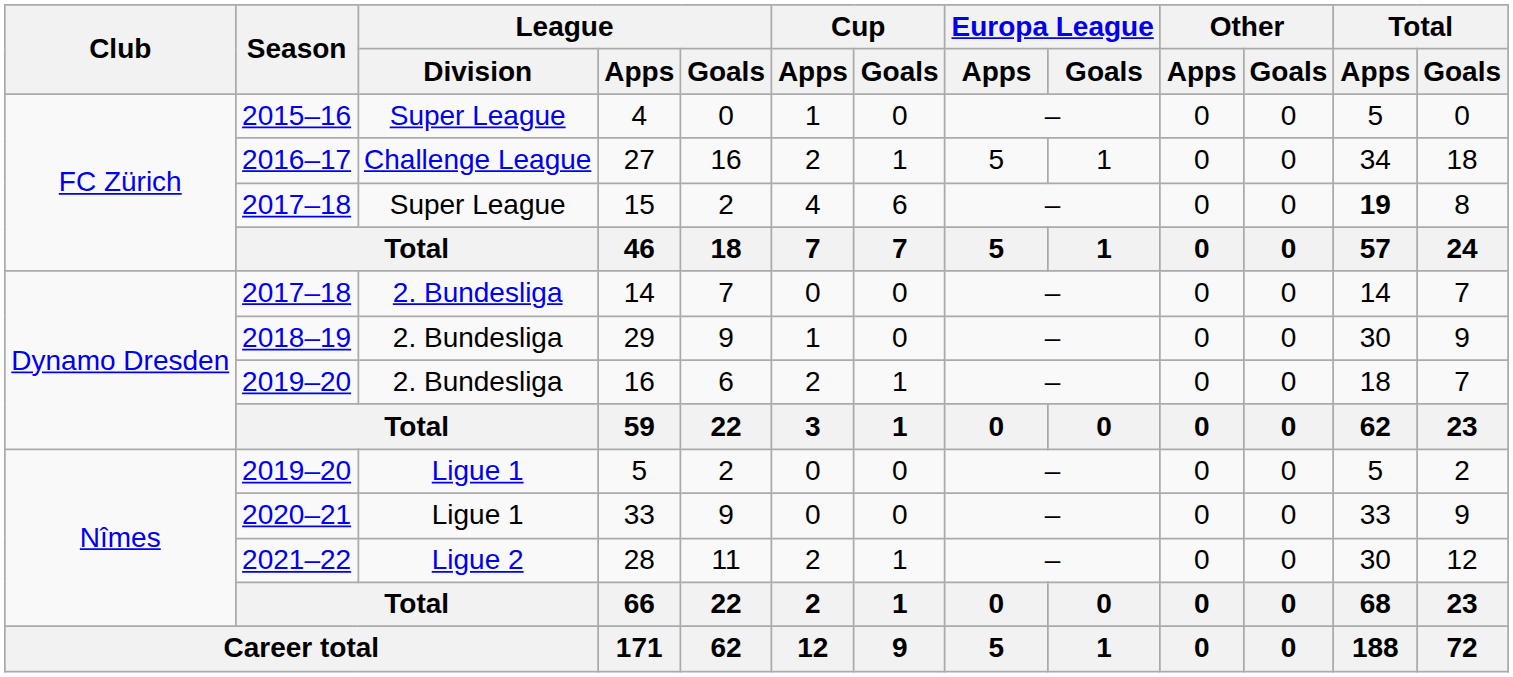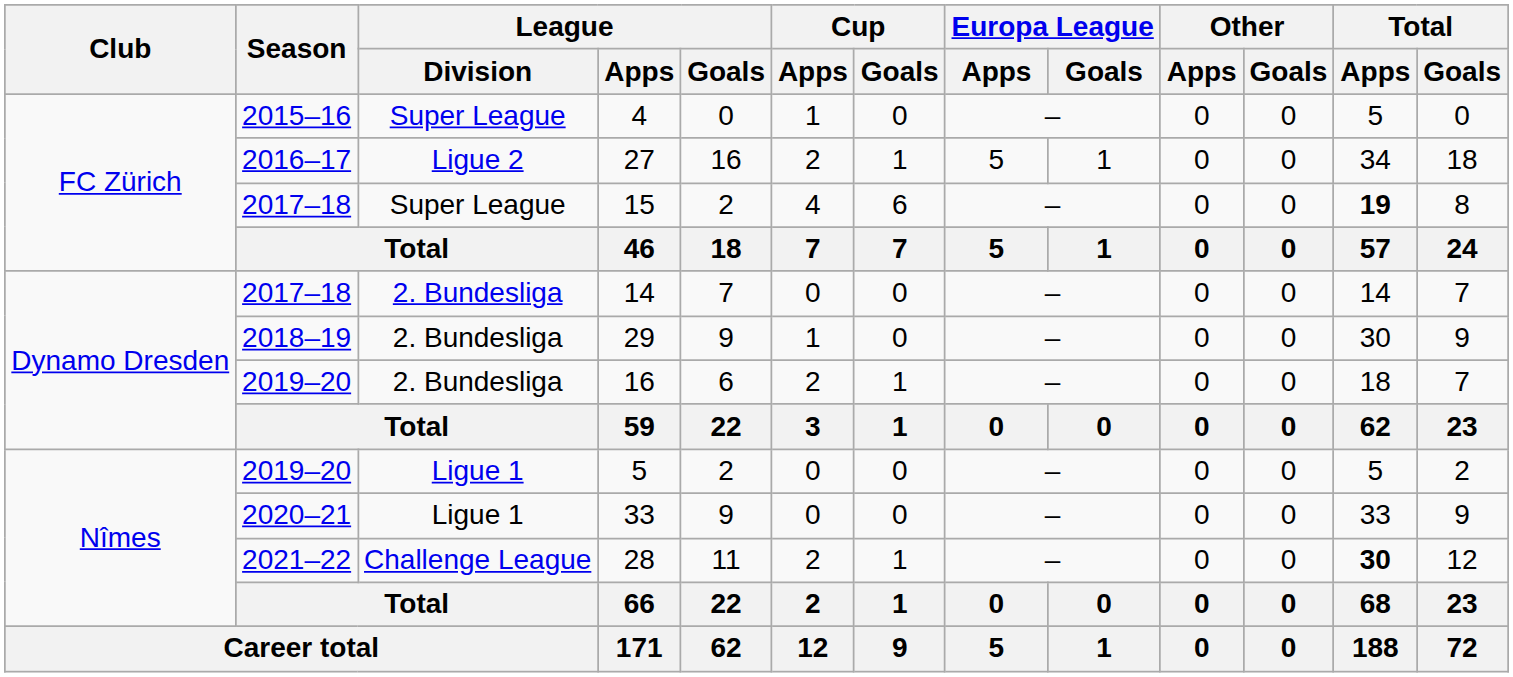(478, 159) Challenge League -> (478, 159) Ligue 2
(478, 559) Ligue 2 -> (478, 559) Challenge League
(1375, 559) normal -> (1375, 559) bold
